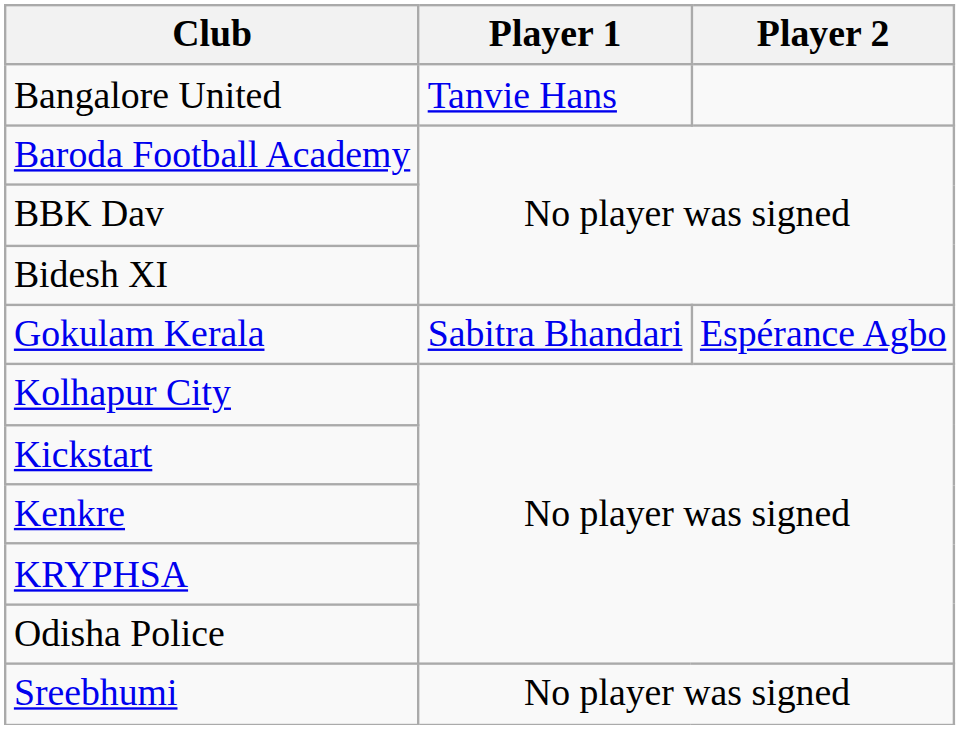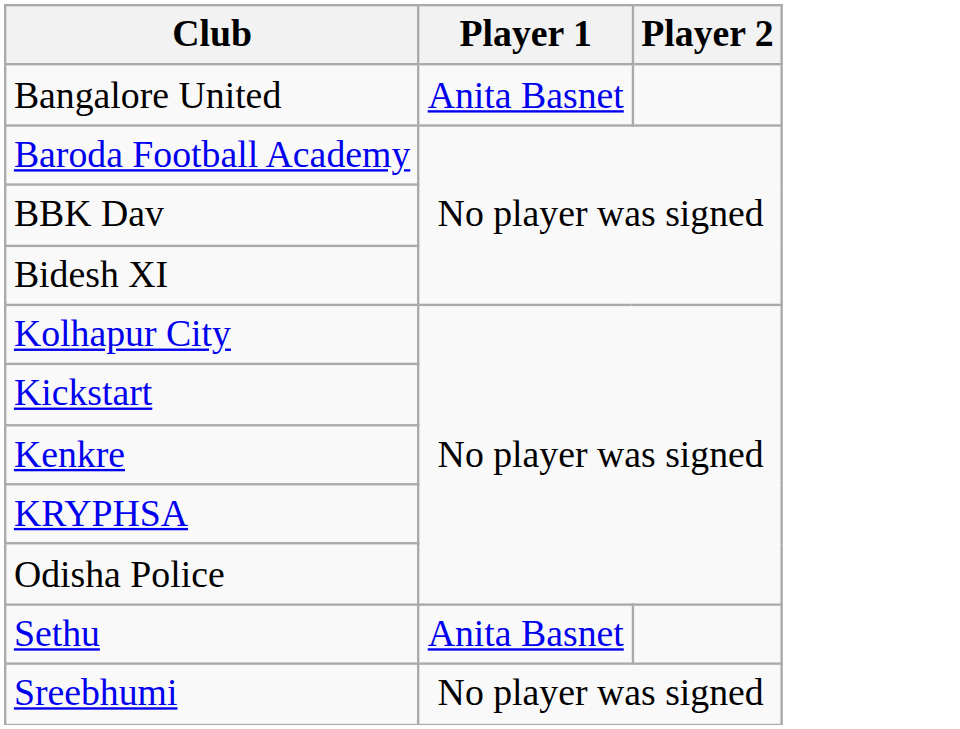(522, 94) Tanvie Hans -> (526, 94) Anita Basnet
- row: (139, 333)
+ row: (57, 633)
